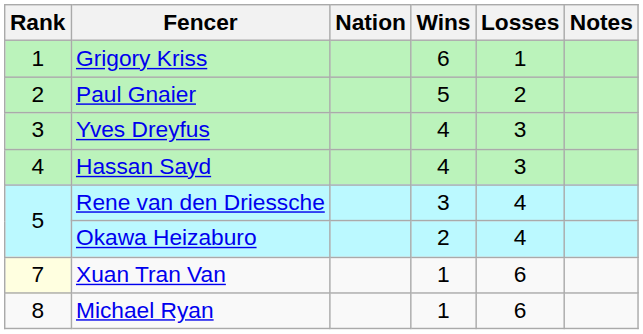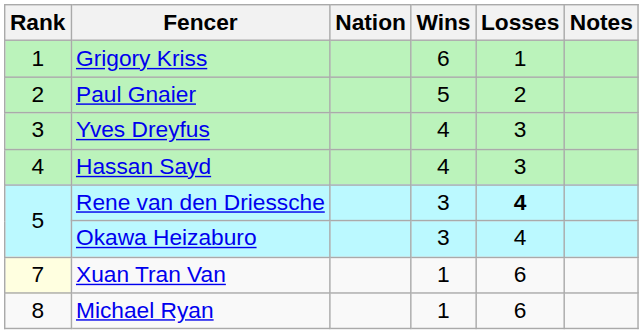(520, 202) normal -> (520, 202) bold
(443, 238) 2 -> (443, 238) 3
